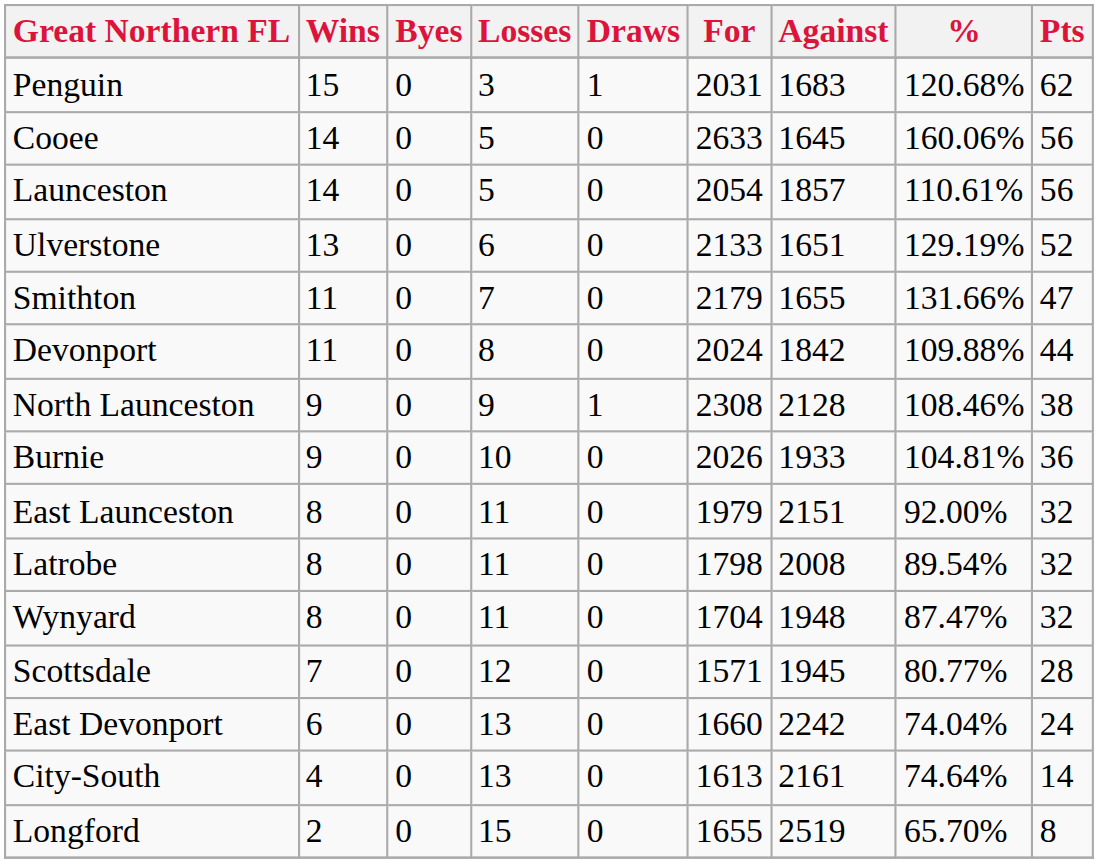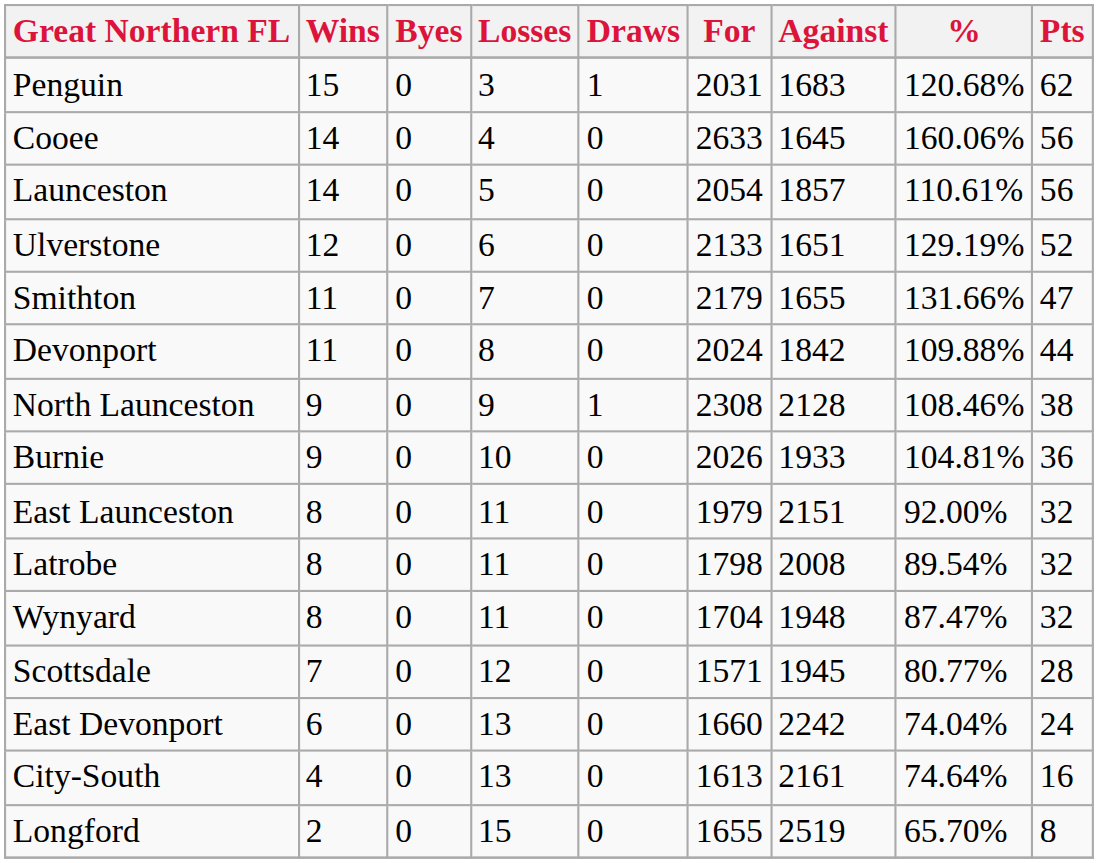(486, 137) 5 -> (486, 137) 4
(323, 244) 13 -> (323, 244) 12
(1057, 777) 14 -> (1057, 777) 16
